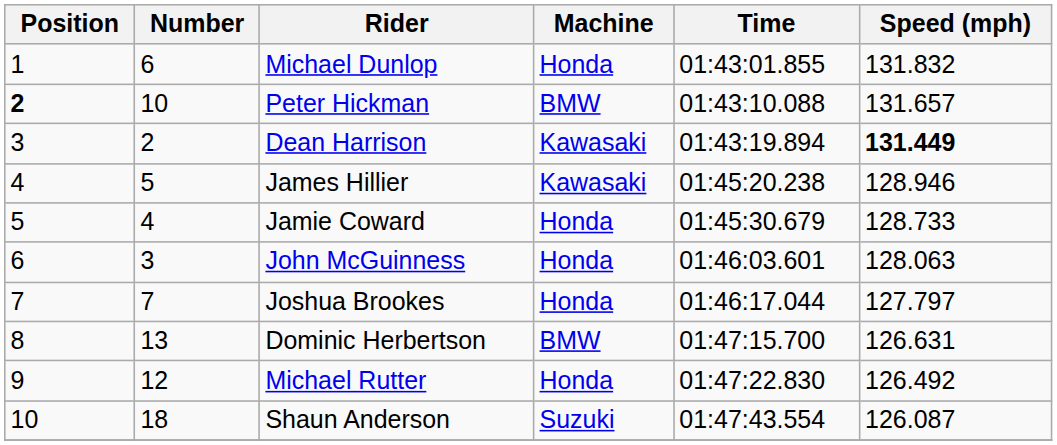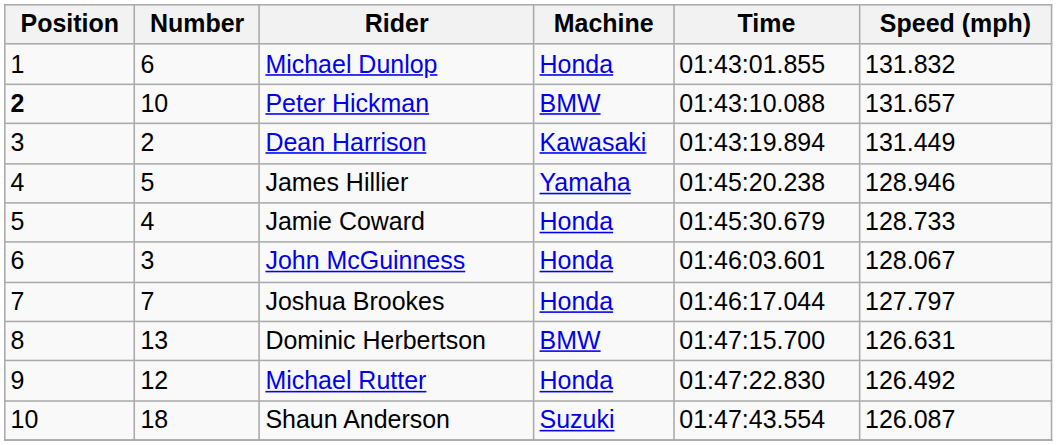(910, 143) bold -> (910, 143) normal
(593, 182) Kawasaki -> (585, 182) Yamaha
(910, 261) 128.063 -> (910, 261) 128.067
